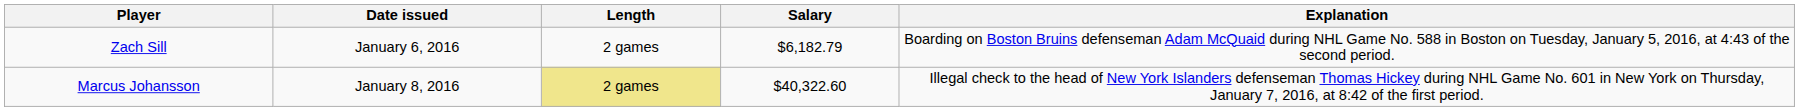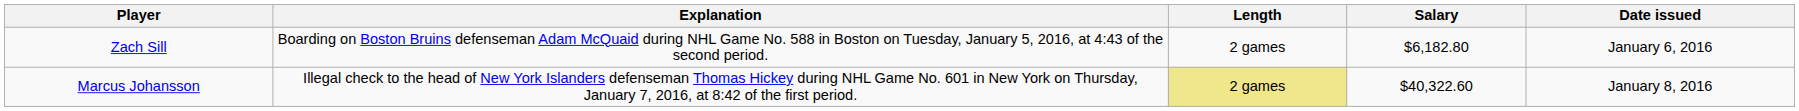columns swapped: (1347, 16) <-> (407, 16)
(810, 47) $6,182.79 -> (1436, 47) $6,182.80
